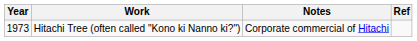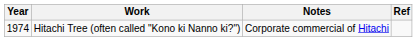(18, 28) 1973 -> (18, 28) 1974
